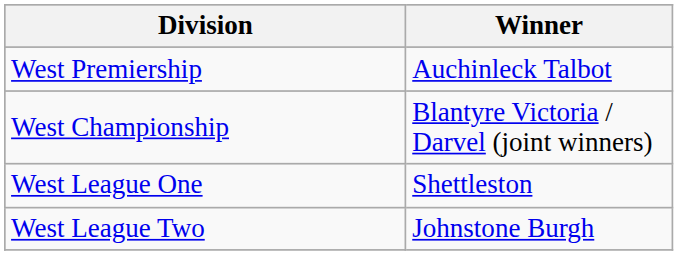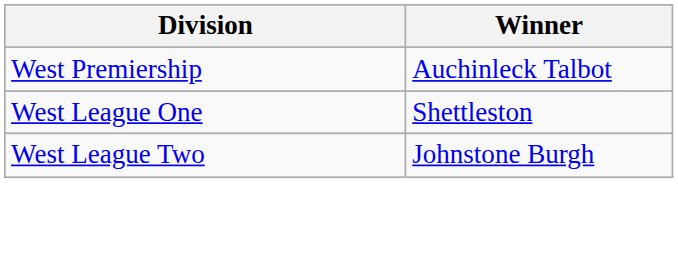- row: (120, 126)
